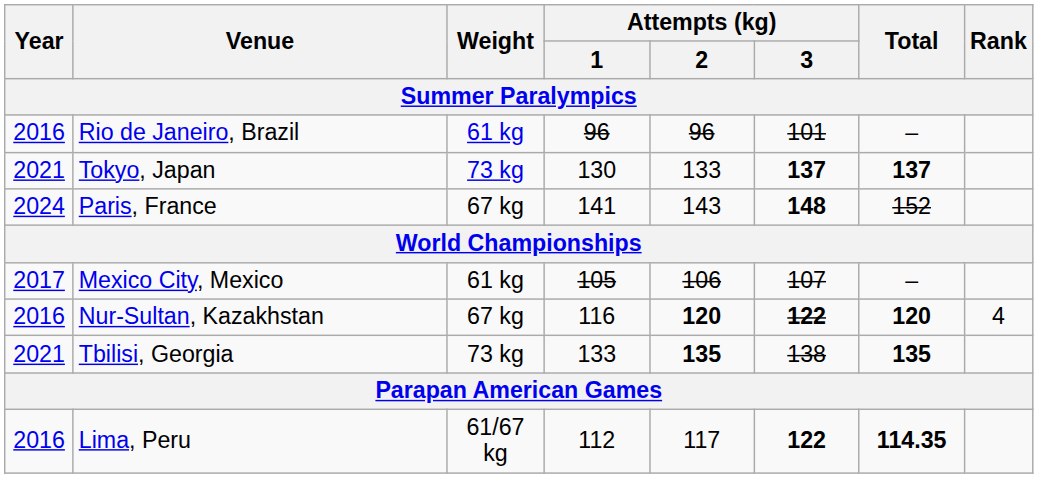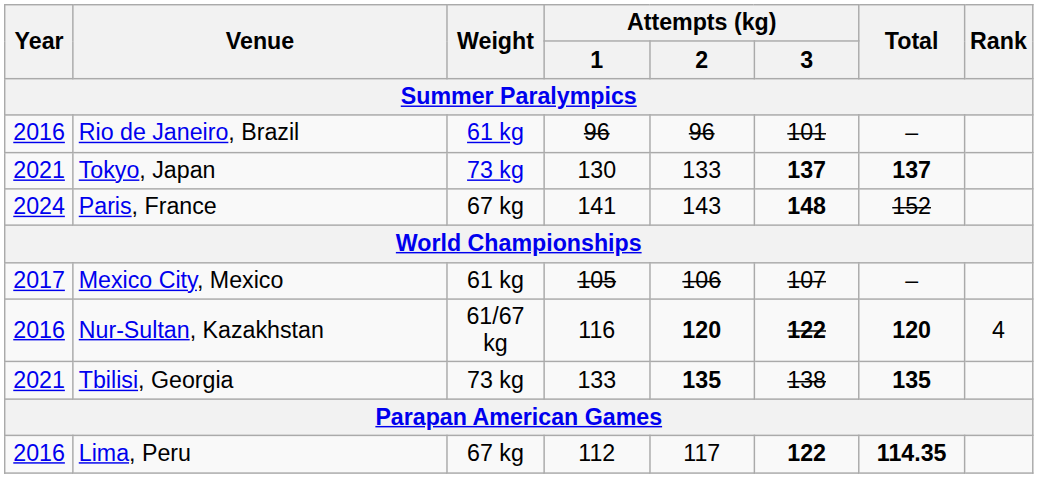(495, 317) 67 kg -> (495, 330) 61/67 kg
(495, 440) 61/67 kg -> (495, 453) 67 kg
